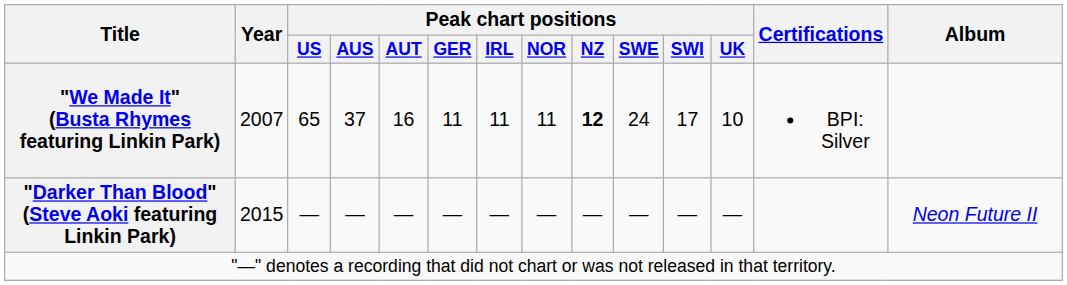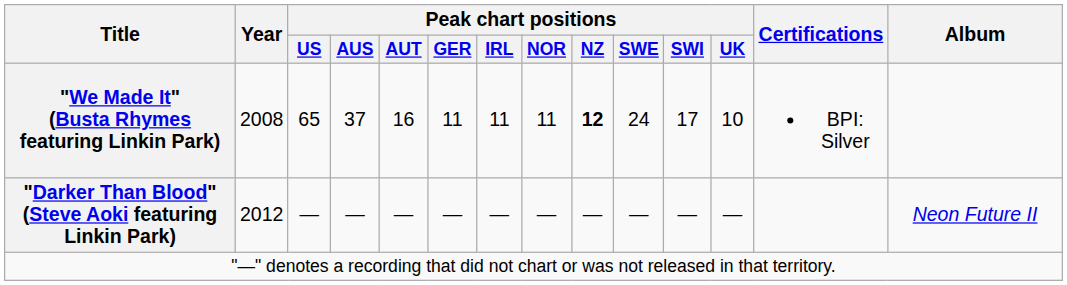(262, 120) 2007 -> (262, 120) 2008
(262, 214) 2015 -> (262, 214) 2012
